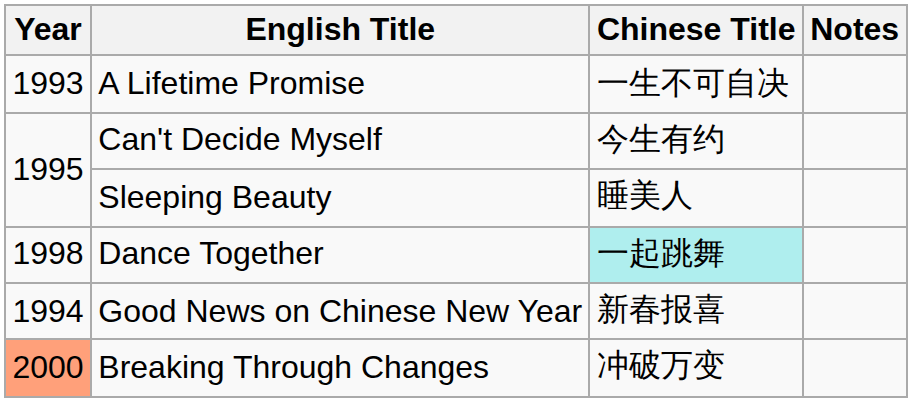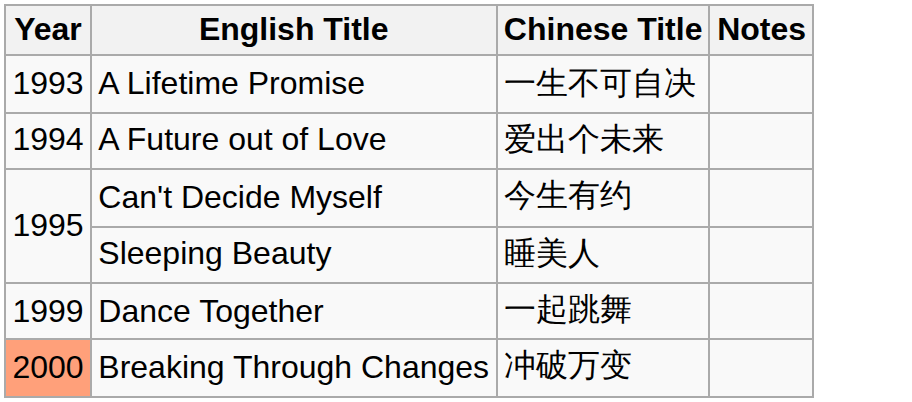+ row: (242, 140)
(48, 253) 1998 -> (48, 310) 1999
(661, 252) paleturquoise background -> (568, 309) no background
- row: (340, 310)
